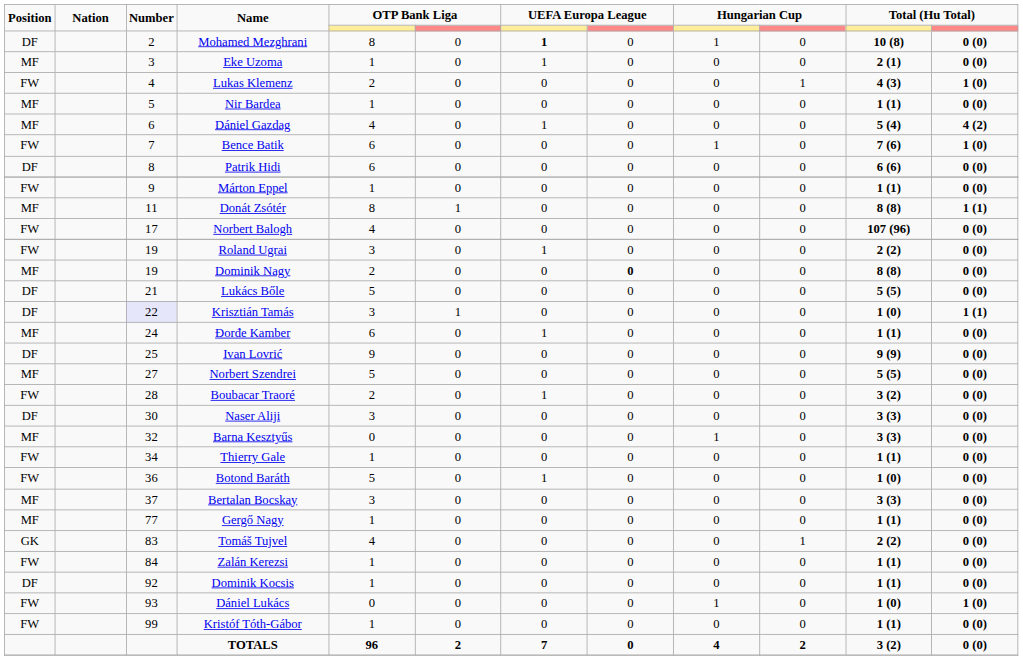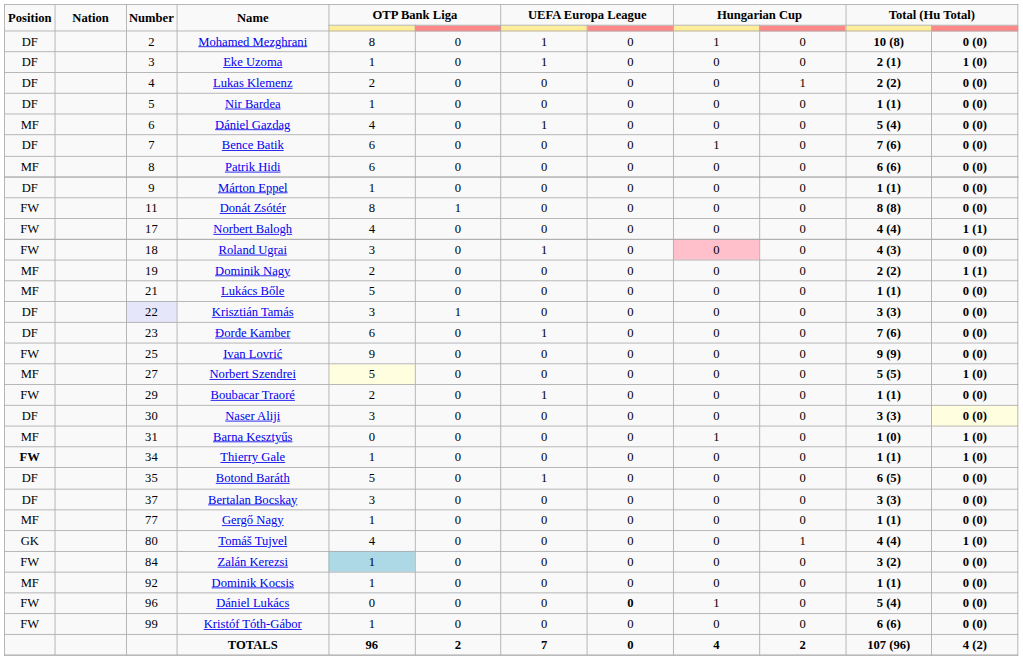(544, 41) bold -> (544, 41) normal
(30, 62) MF -> (30, 62) DF
(975, 62) 0 (0) -> (975, 62) 1 (0)
(30, 83) FW -> (30, 83) DF
(889, 83) 4 (3) -> (889, 83) 2 (2)
(975, 83) 1 (0) -> (975, 83) 0 (0)
(30, 104) MF -> (30, 104) DF
(975, 124) 4 (2) -> (975, 124) 0 (0)
(30, 145) FW -> (30, 145) DF
(975, 145) 1 (0) -> (975, 145) 0 (0)
(30, 166) DF -> (30, 166) MF
(30, 187) FW -> (30, 187) DF
(30, 208) MF -> (30, 208) FW
(975, 208) 1 (1) -> (975, 208) 0 (0)
(889, 228) 107 (96) -> (889, 228) 4 (4)
(975, 228) 0 (0) -> (975, 228) 1 (1)
(151, 249) 19 -> (151, 249) 18
(716, 249) no background -> (716, 249) pink background
(889, 249) 2 (2) -> (889, 249) 4 (3)
(630, 270) bold -> (630, 270) normal
(889, 270) 8 (8) -> (889, 270) 2 (2)
(975, 270) 0 (0) -> (975, 270) 1 (1)
(30, 291) DF -> (30, 291) MF
(889, 291) 5 (5) -> (889, 291) 1 (1)
(889, 312) 1 (0) -> (889, 312) 3 (3)
(975, 312) 1 (1) -> (975, 312) 0 (0)
(30, 332) MF -> (30, 332) DF
(151, 332) 24 -> (151, 332) 23
(889, 332) 1 (1) -> (889, 332) 7 (6)
(30, 353) DF -> (30, 353) FW
(372, 374) no background -> (372, 374) lightyellow background
(975, 374) 0 (0) -> (975, 374) 1 (0)
(151, 395) 28 -> (151, 395) 29
(889, 395) 3 (2) -> (889, 395) 1 (1)
(975, 416) no background -> (975, 416) lightyellow background
(151, 436) 32 -> (151, 436) 31
(889, 436) 3 (3) -> (889, 436) 1 (0)
(975, 436) 0 (0) -> (975, 436) 1 (0)
(30, 457) normal -> (30, 457) bold
(975, 457) 0 (0) -> (975, 457) 1 (0)
(30, 478) FW -> (30, 478) DF
(151, 478) 36 -> (151, 478) 35
(889, 478) 1 (0) -> (889, 478) 6 (5)
(30, 499) MF -> (30, 499) DF
(151, 540) 83 -> (151, 540) 80
(889, 540) 2 (2) -> (889, 540) 4 (4)
(975, 540) 0 (0) -> (975, 540) 1 (0)
(372, 561) no background -> (372, 561) lightblue background
(889, 561) 1 (1) -> (889, 561) 3 (2)
(30, 582) DF -> (30, 582) MF
(151, 603) 93 -> (151, 603) 96
(630, 603) normal -> (630, 603) bold
(889, 603) 1 (0) -> (889, 603) 5 (4)
(975, 603) 1 (0) -> (975, 603) 0 (0)
(889, 624) 1 (1) -> (889, 624) 6 (6)
(889, 645) 3 (2) -> (889, 645) 107 (96)
(975, 645) 0 (0) -> (975, 645) 4 (2)
